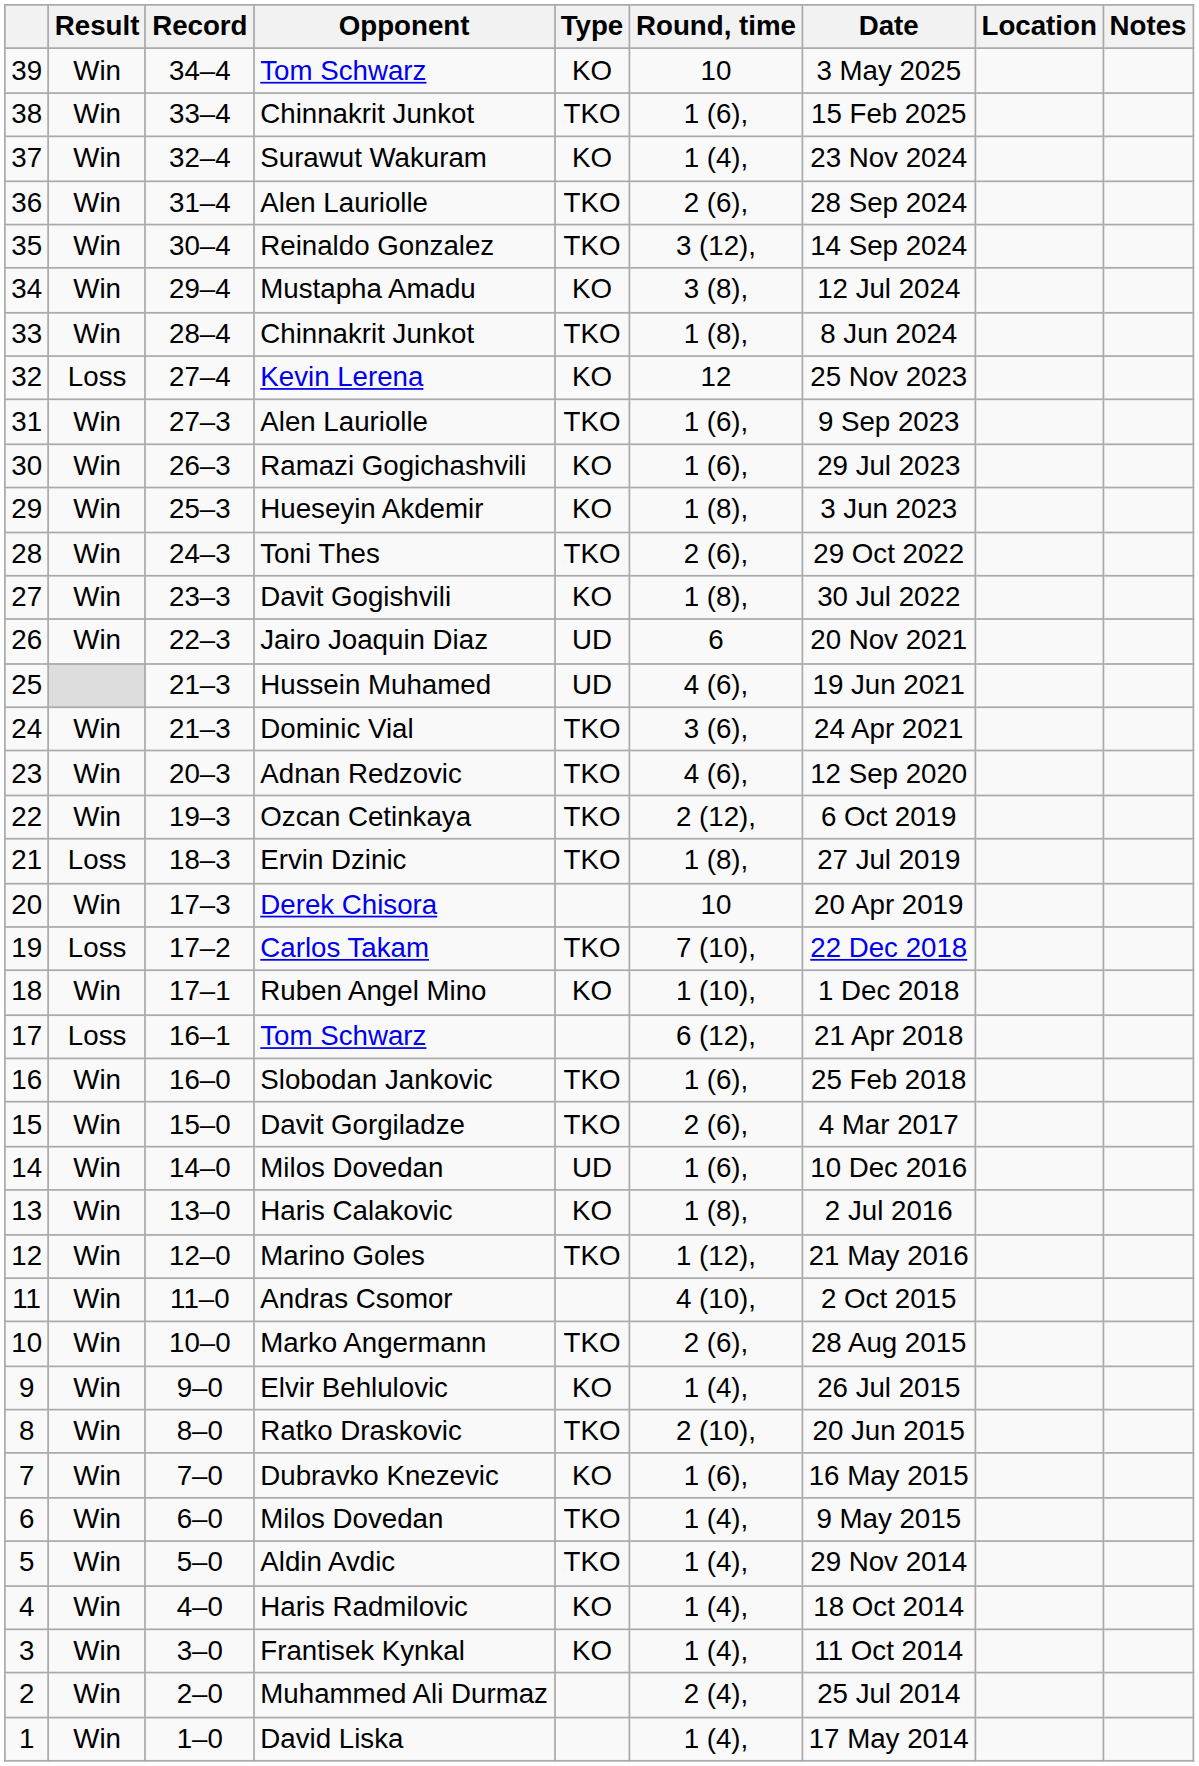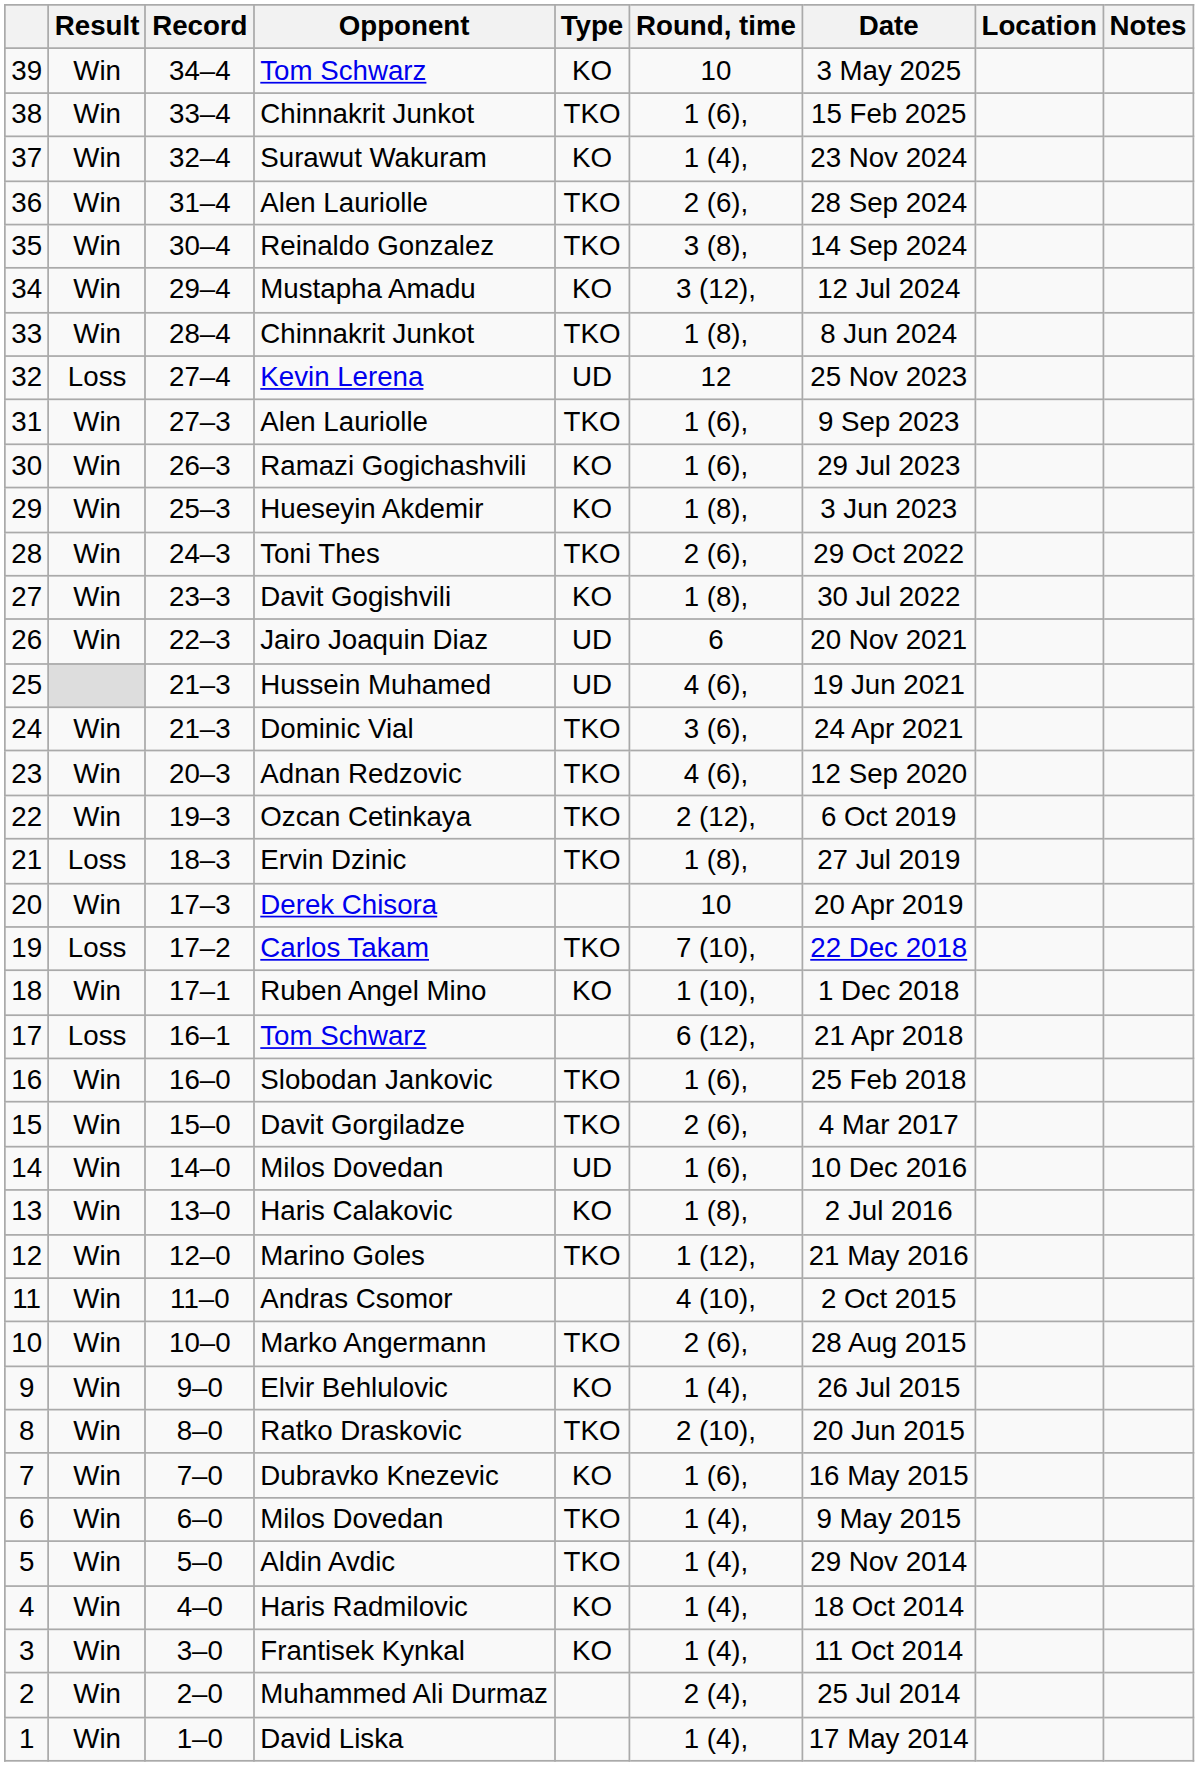(716, 245) 3 (12), -> (716, 245) 3 (8),
(716, 289) 3 (8), -> (716, 289) 3 (12),
(592, 377) KO -> (592, 377) UD
